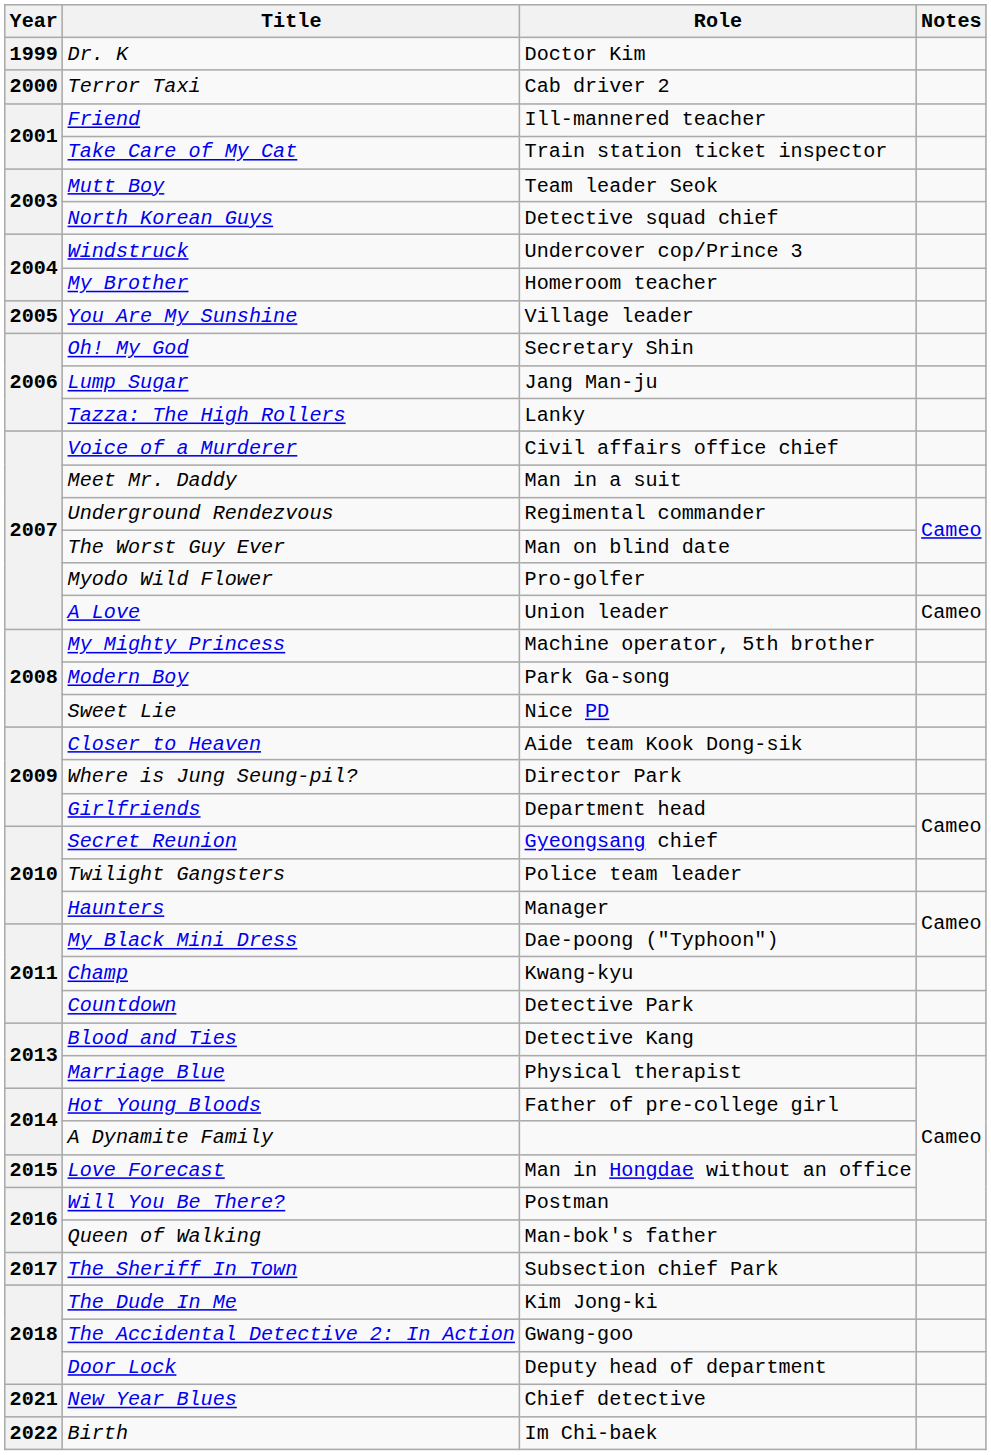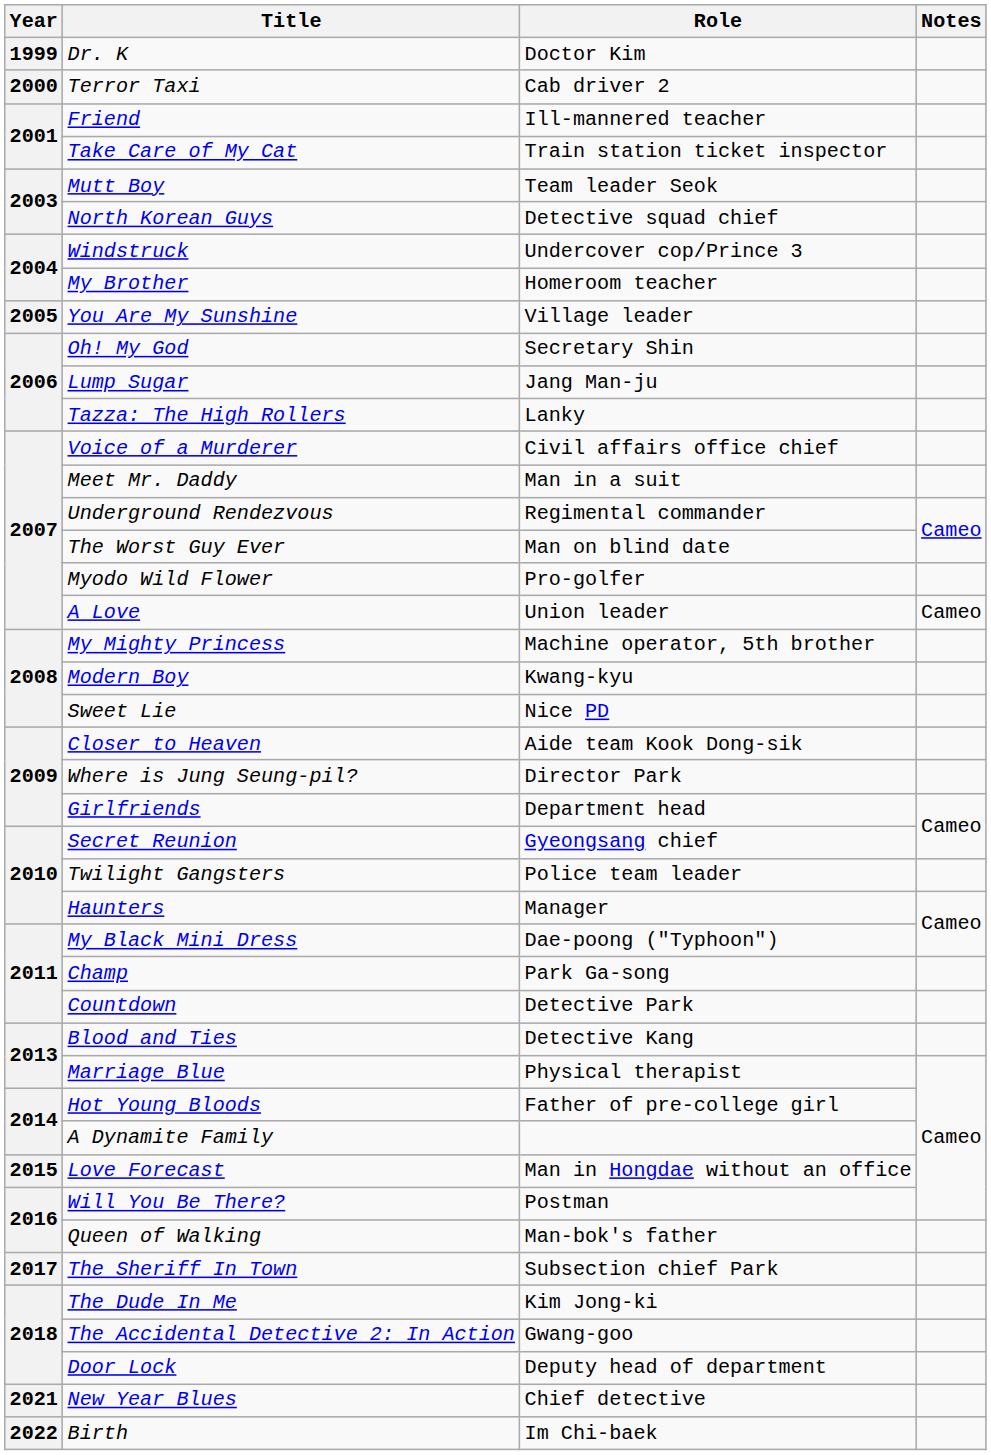(597, 678) Park Ga-song -> (579, 678) Kwang-kyu
(579, 974) Kwang-kyu -> (597, 974) Park Ga-song
